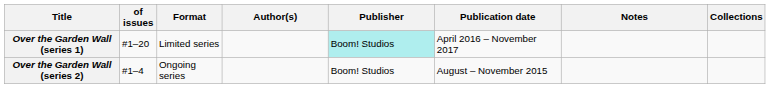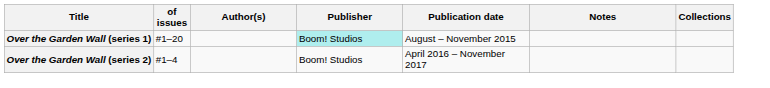- column: (189, 17)
(487, 44) April 2016 – November 2017 -> (460, 38) August – November 2015
(492, 70) August – November 2015 -> (455, 59) April 2016 – November 2017
